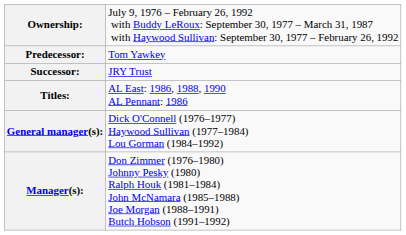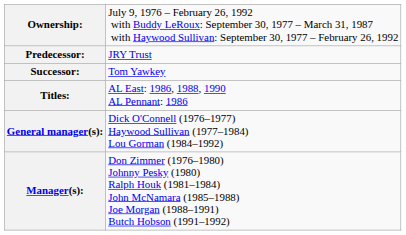(137, 54) Tom Yawkey -> (130, 54) JRY Trust
(130, 72) JRY Trust -> (137, 72) Tom Yawkey
